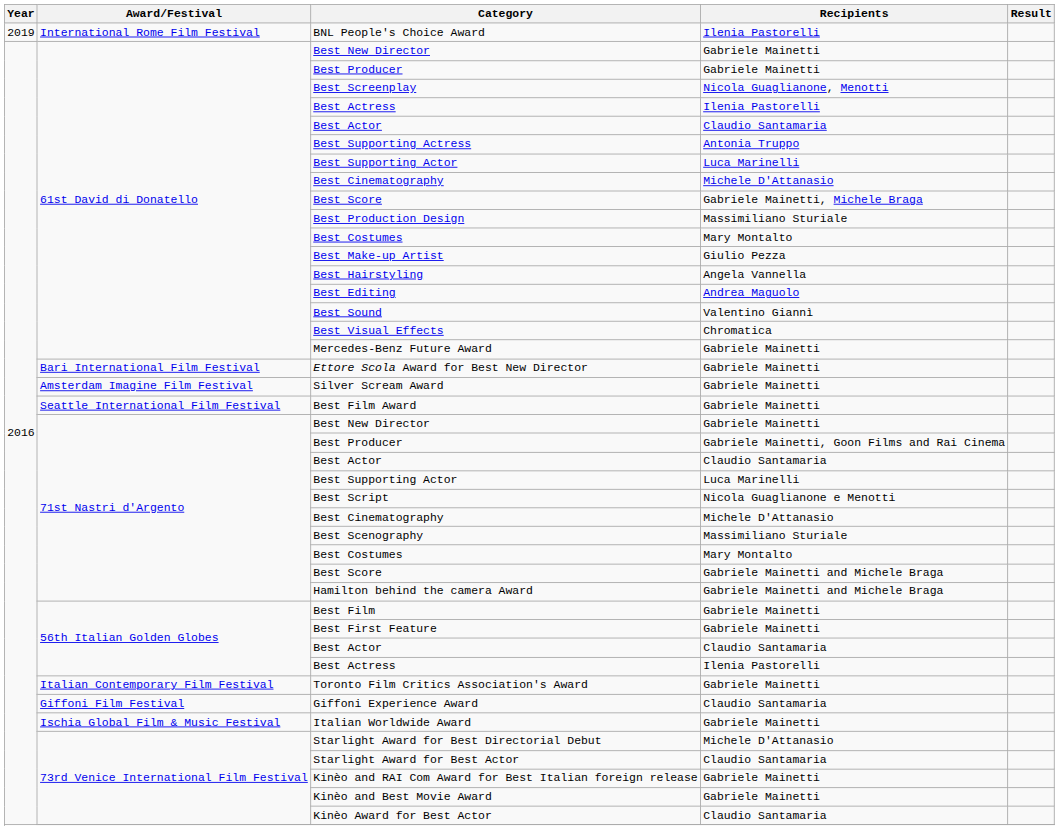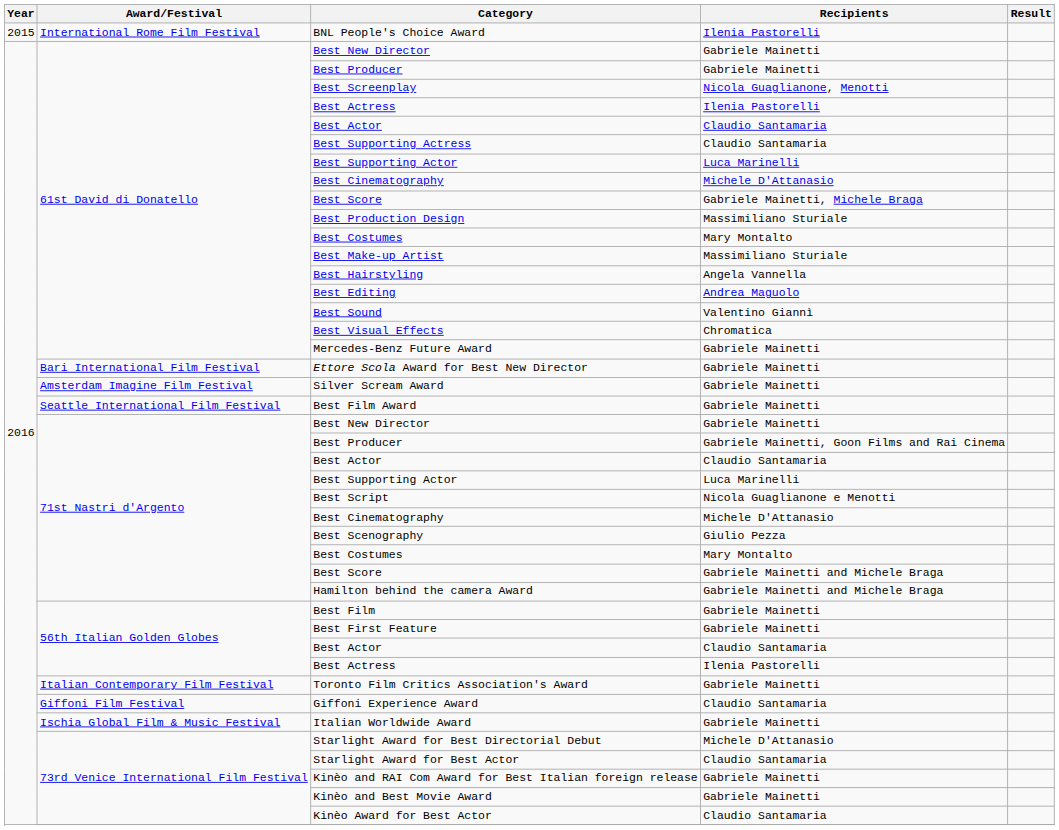(21, 32) 2019 -> (21, 32) 2015
(751, 144) Antonia Truppo -> (765, 144) Claudio Santamaria
(744, 256) Giulio Pezza -> (775, 256) Massimiliano Sturiale
(775, 536) Massimiliano Sturiale -> (744, 536) Giulio Pezza
